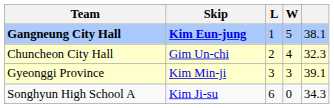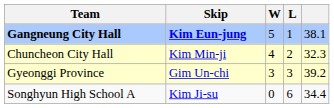columns swapped: (292, 14) <-> (274, 14)
(199, 53) Gim Un-chi -> (198, 53) Kim Min-ji
(198, 73) Kim Min-ji -> (199, 73) Gim Un-chi
(315, 73) 39.1 -> (315, 73) 39.2
(315, 93) 34.3 -> (315, 93) 34.4
